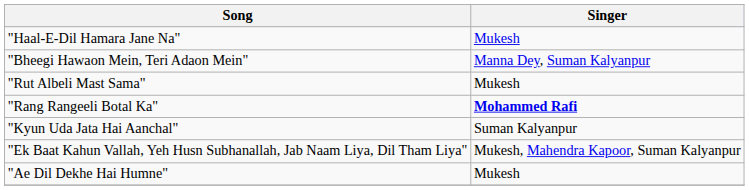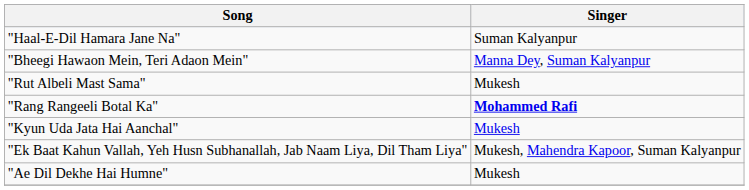(497, 38) Mukesh -> (525, 38) Suman Kalyanpur
(525, 128) Suman Kalyanpur -> (497, 128) Mukesh
